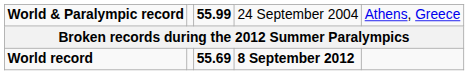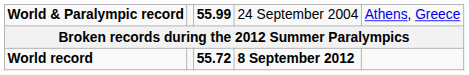(214, 59) 55.69 -> (214, 59) 55.72
